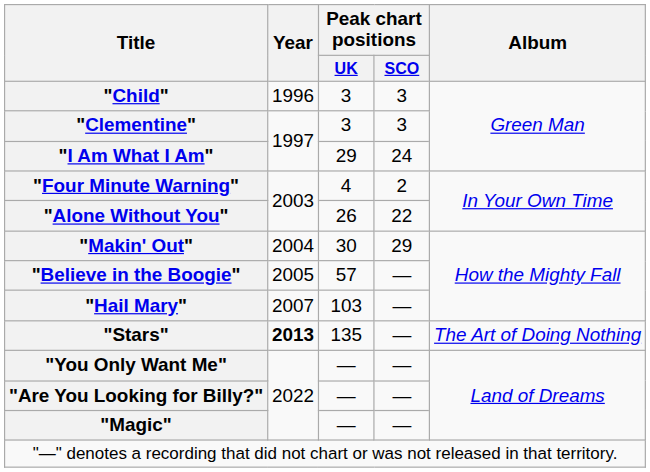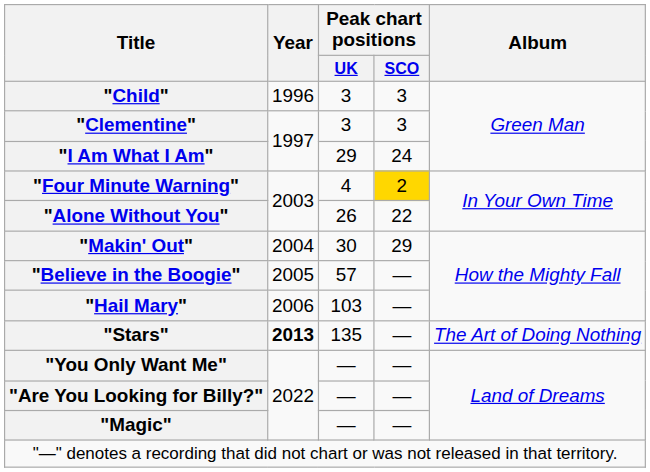(402, 185) no background -> (402, 185) gold background
(293, 305) 2007 -> (293, 305) 2006
